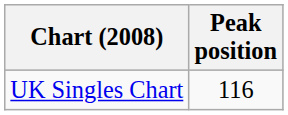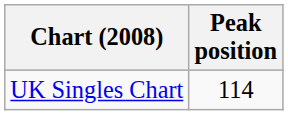(236, 89) 116 -> (236, 89) 114
